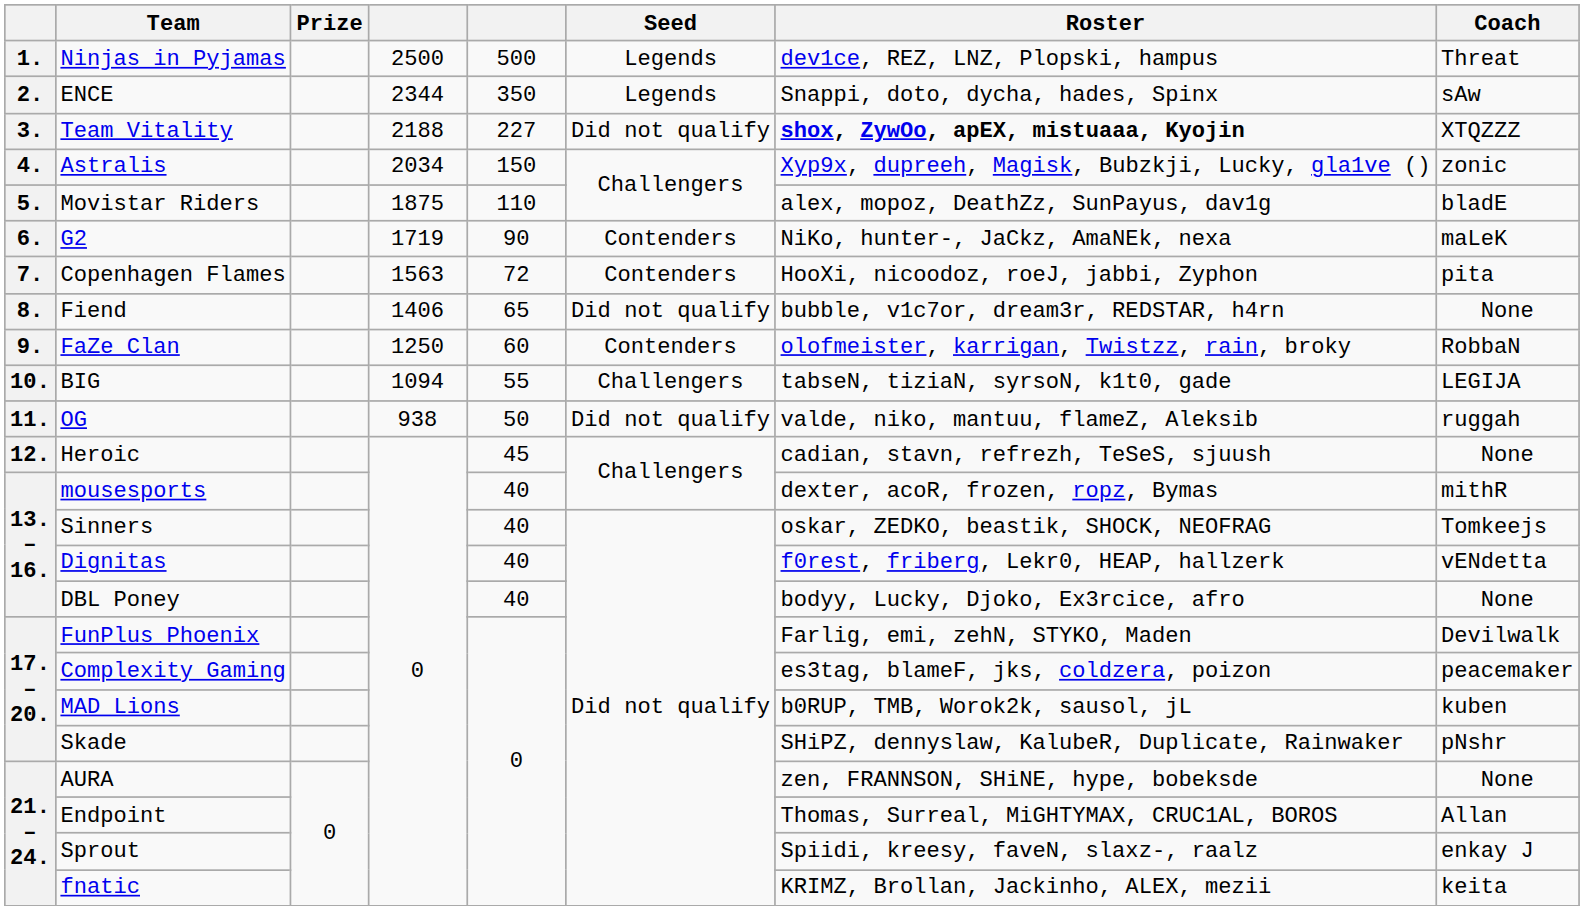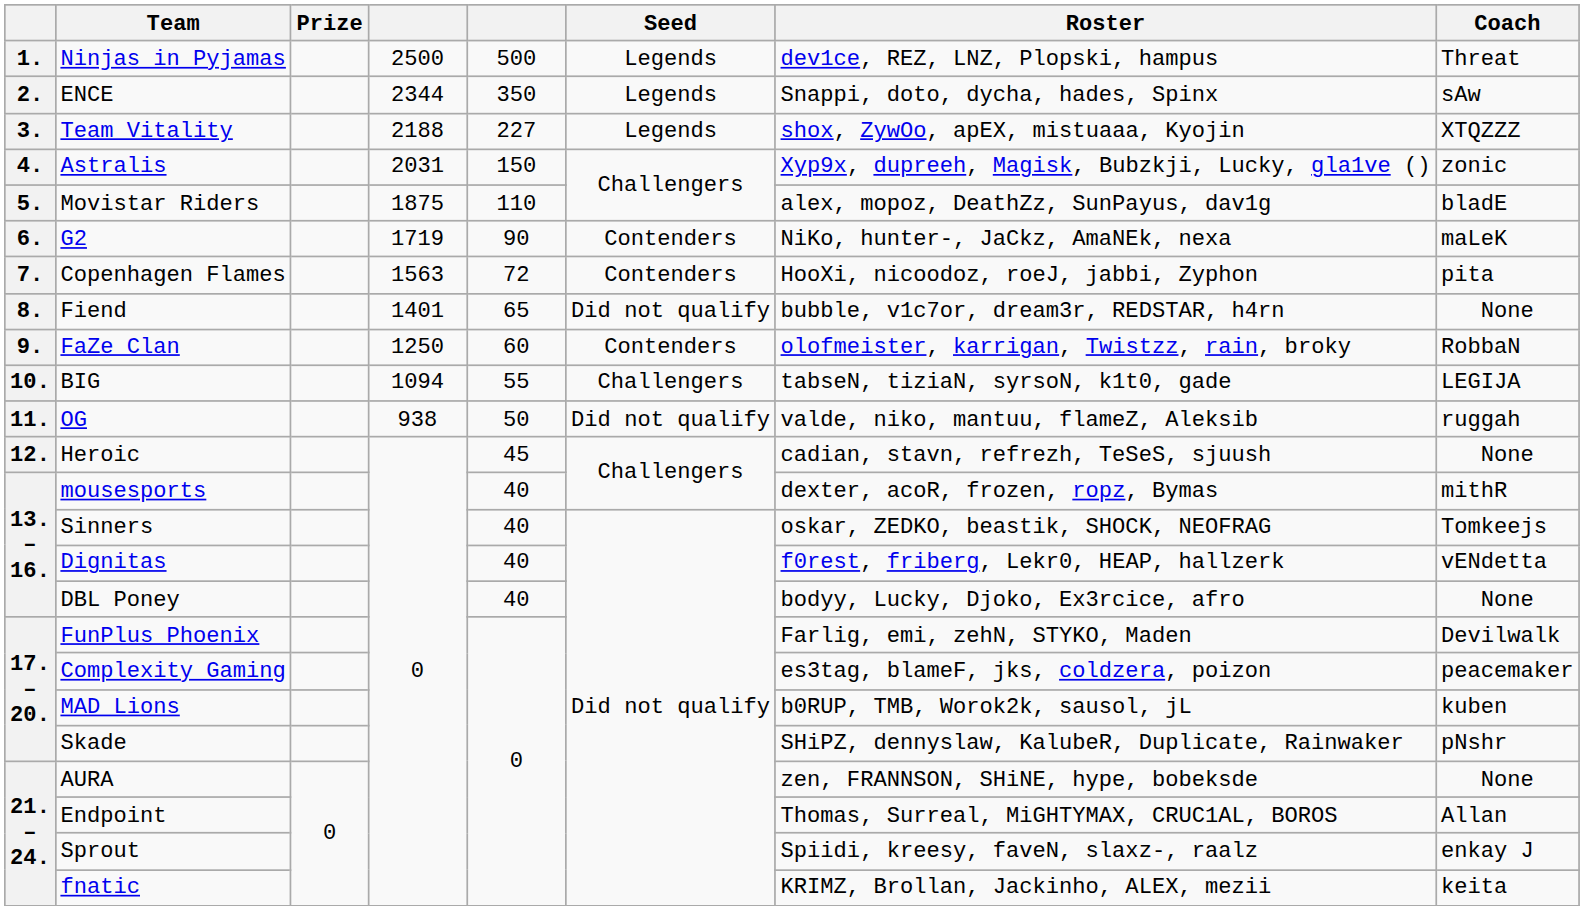(671, 131) Did not qualify -> (671, 131) Legends
(1013, 131) bold -> (1013, 131) normal
(417, 167) 2034 -> (417, 167) 2031
(417, 311) 1406 -> (417, 311) 1401
